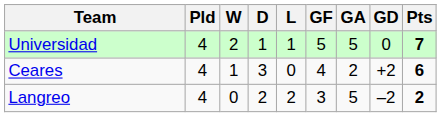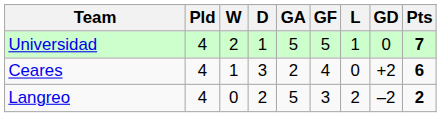columns swapped: (291, 17) <-> (353, 17)
